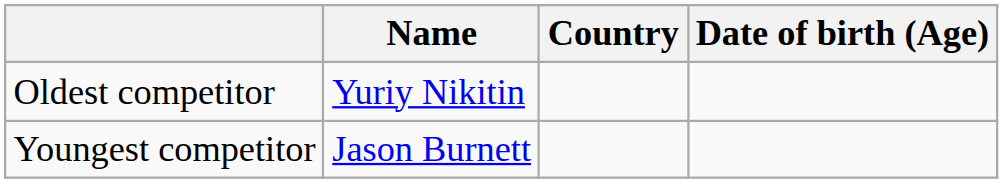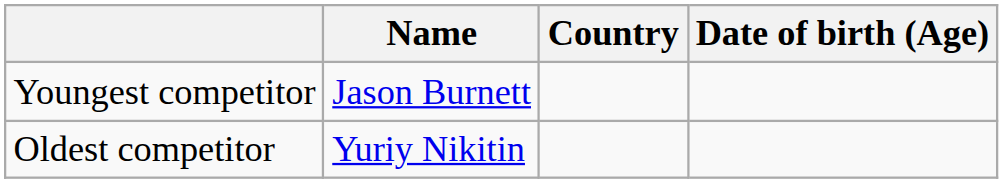rows swapped: (165, 148) <-> (144, 90)
